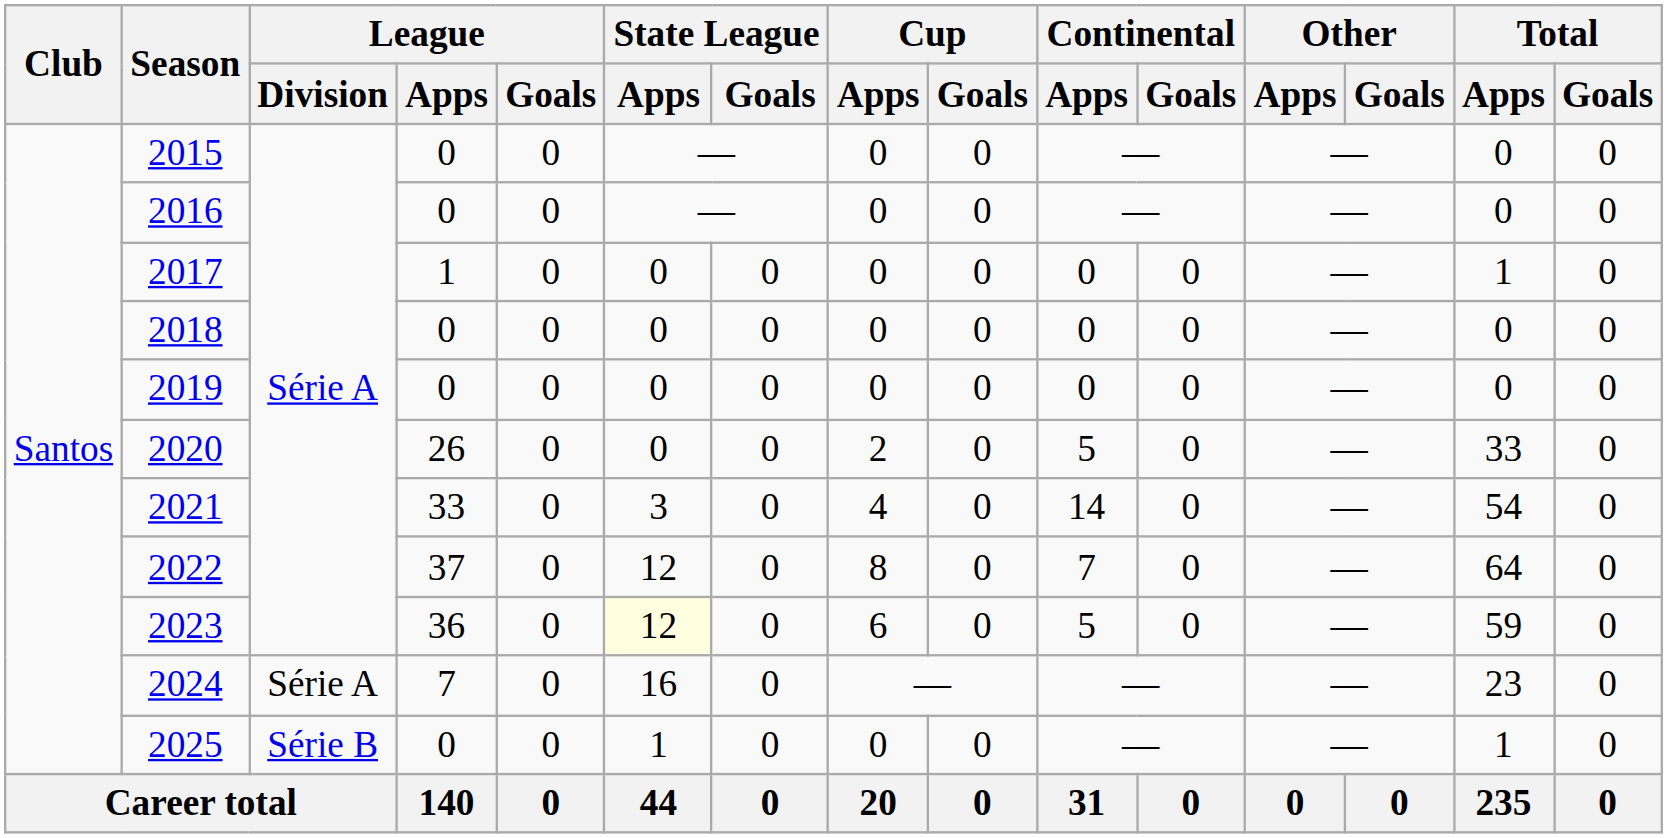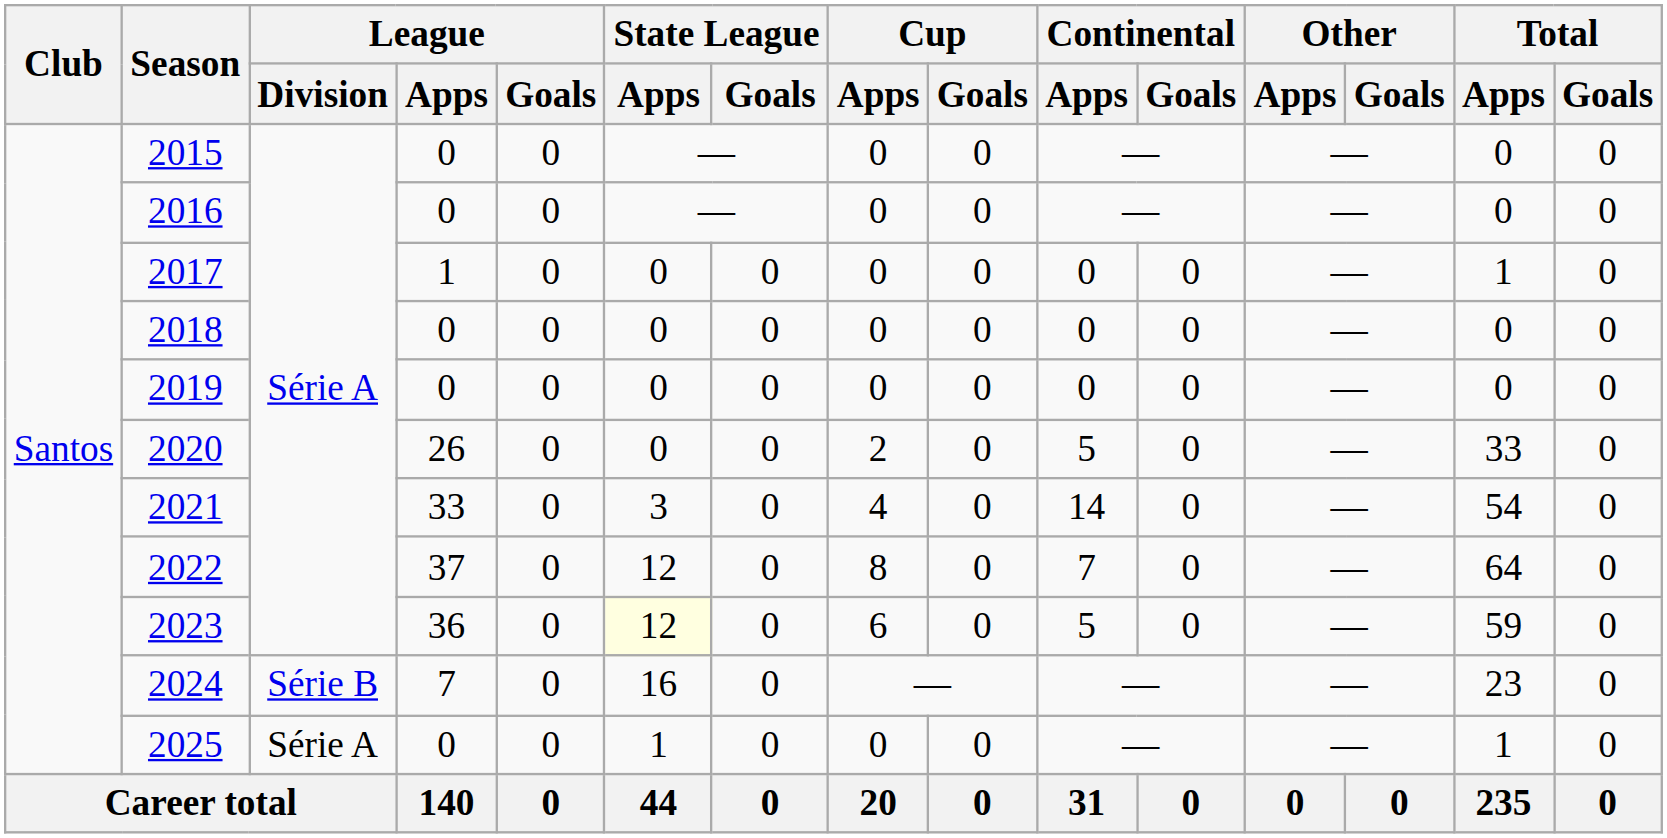(323, 684) Série A -> (323, 684) Série B
(323, 743) Série B -> (323, 743) Série A
